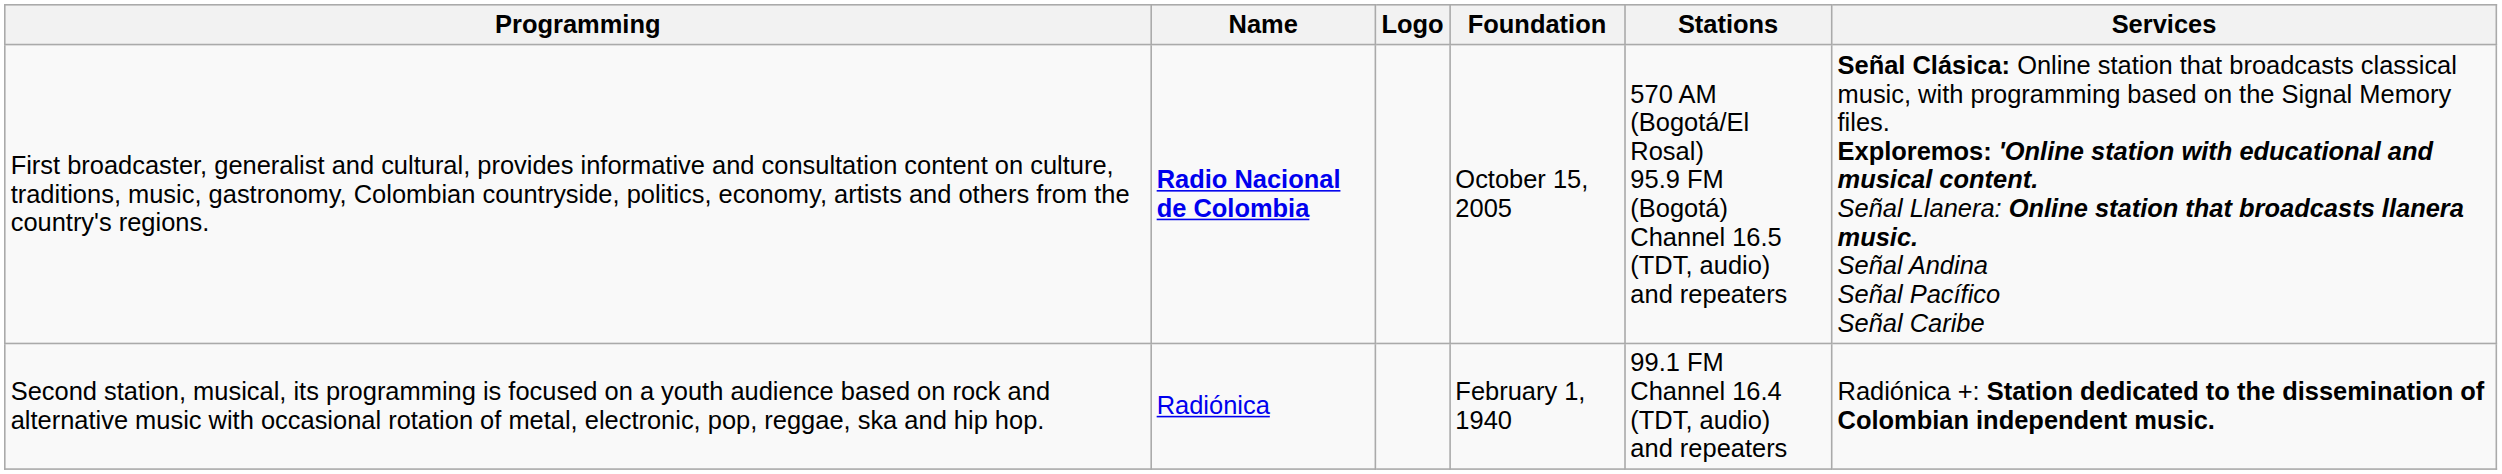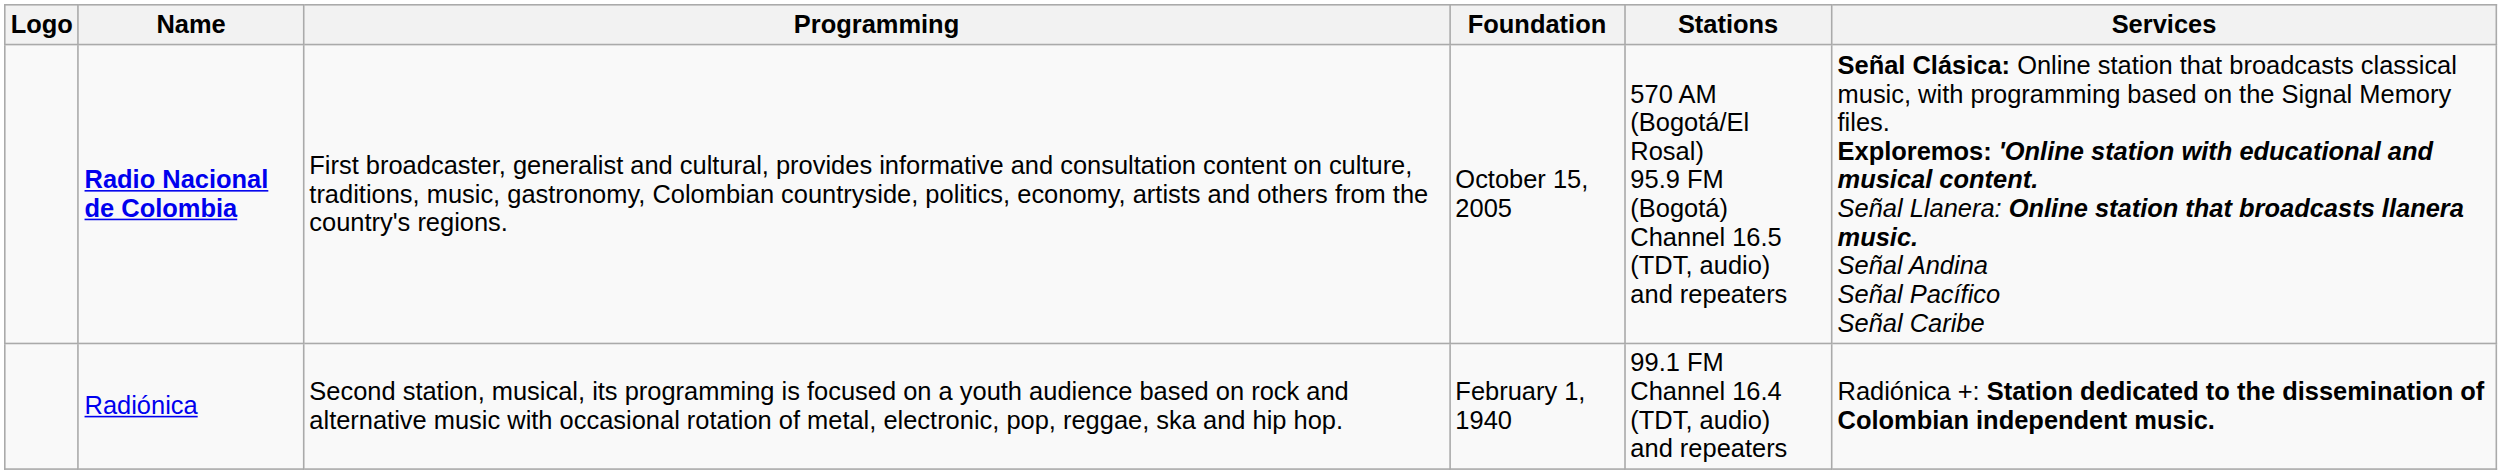columns swapped: (1413, 24) <-> (578, 24)
